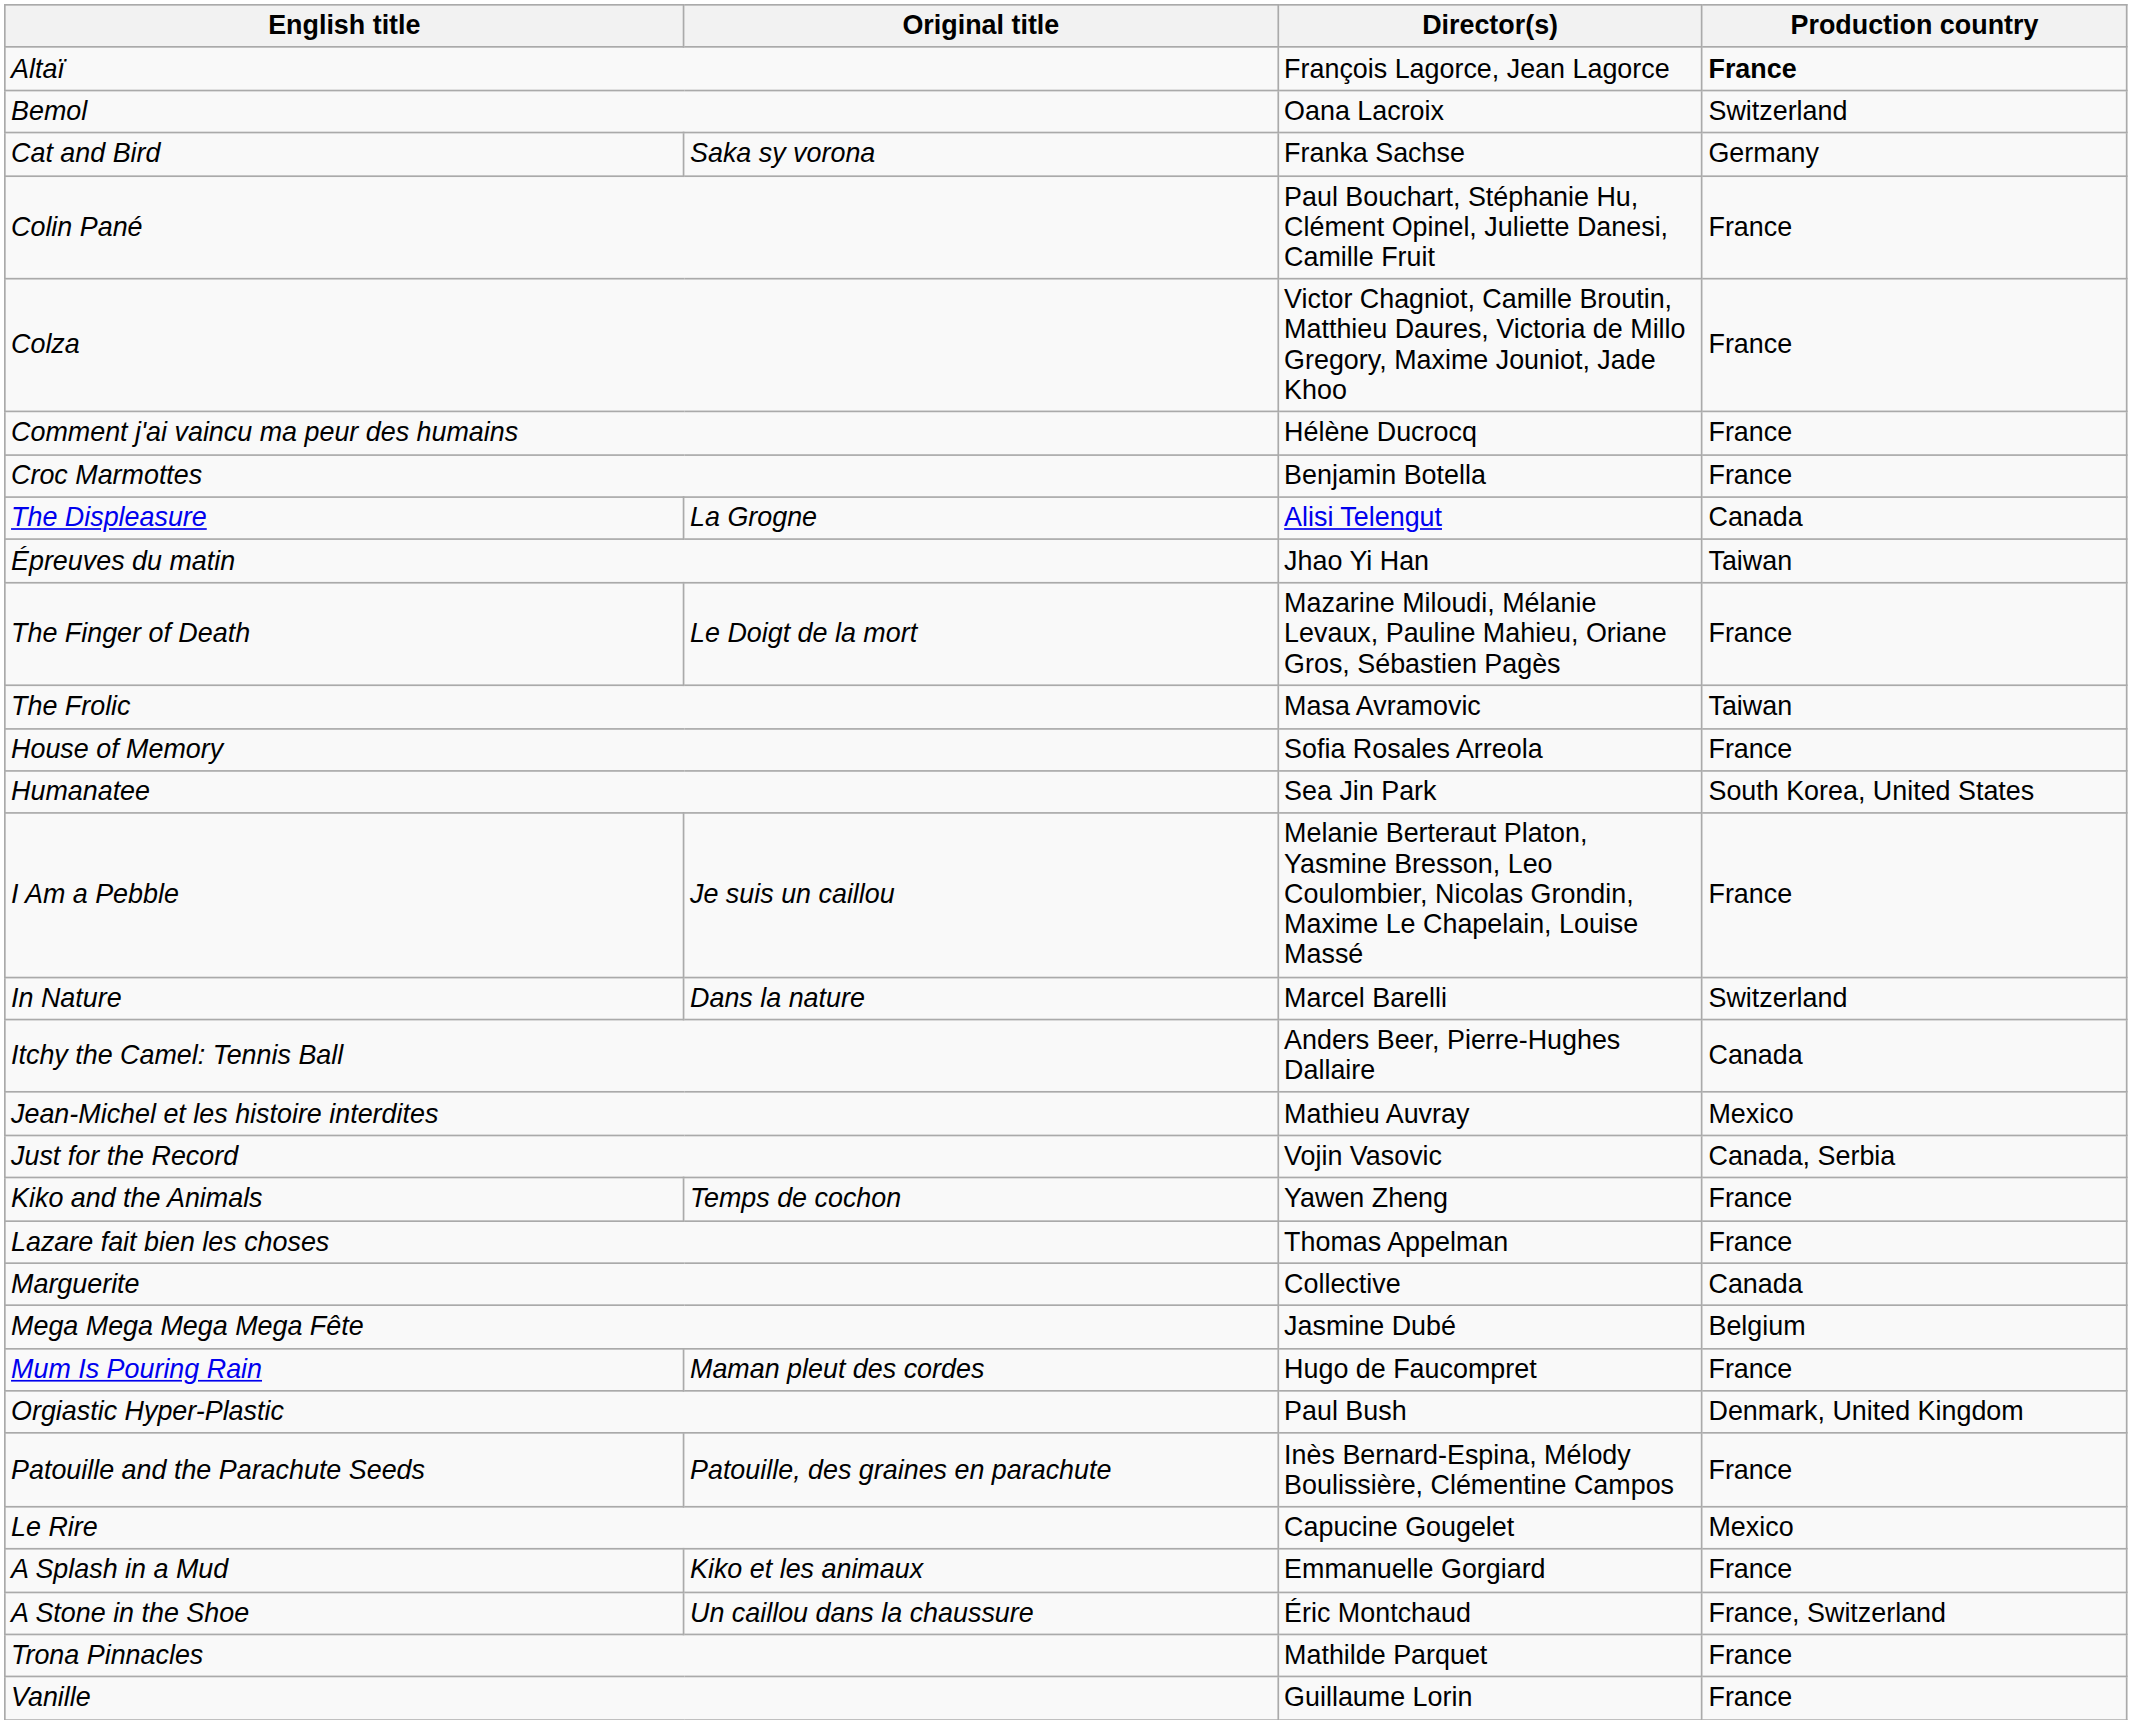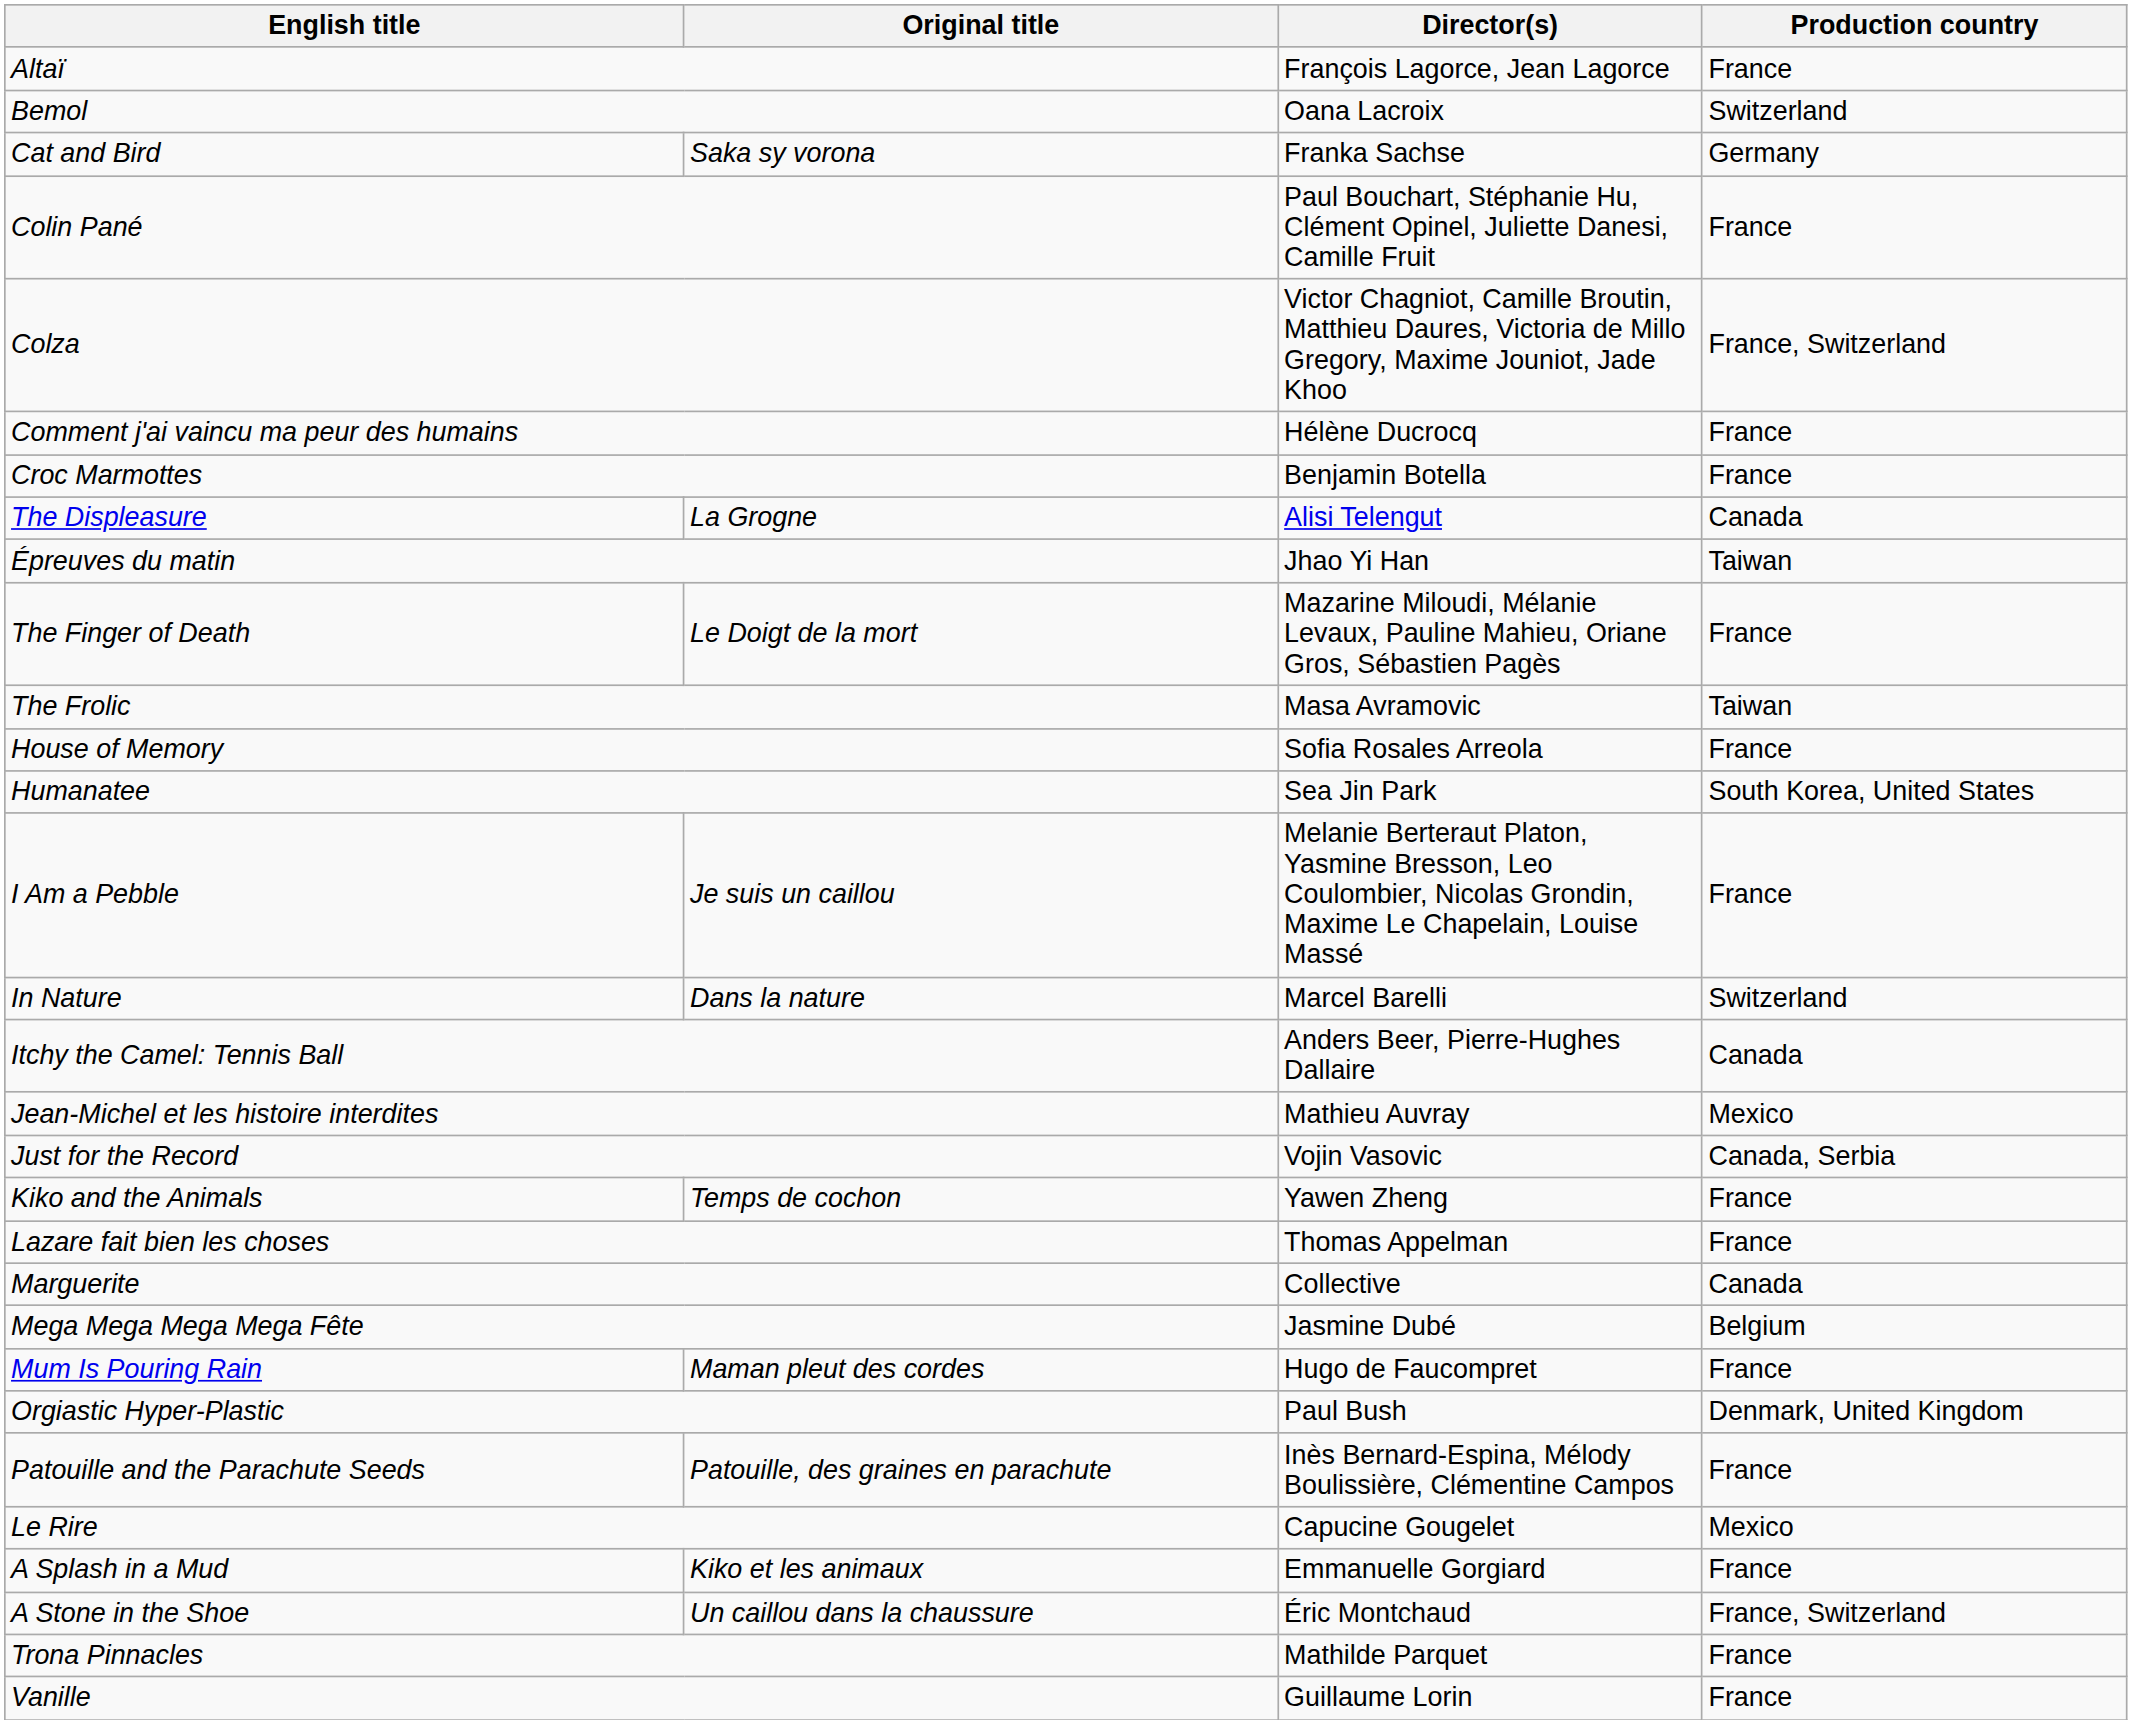(1753, 68) bold -> (1750, 68) normal
(1750, 344) France -> (1827, 344) France, Switzerland
